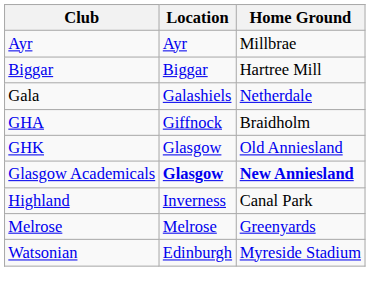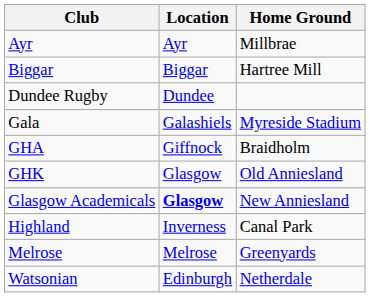+ row: (58, 95)
(276, 95) Netherdale -> (300, 122) Myreside Stadium
(297, 174) bold -> (294, 200) normal
(300, 252) Myreside Stadium -> (276, 278) Netherdale
